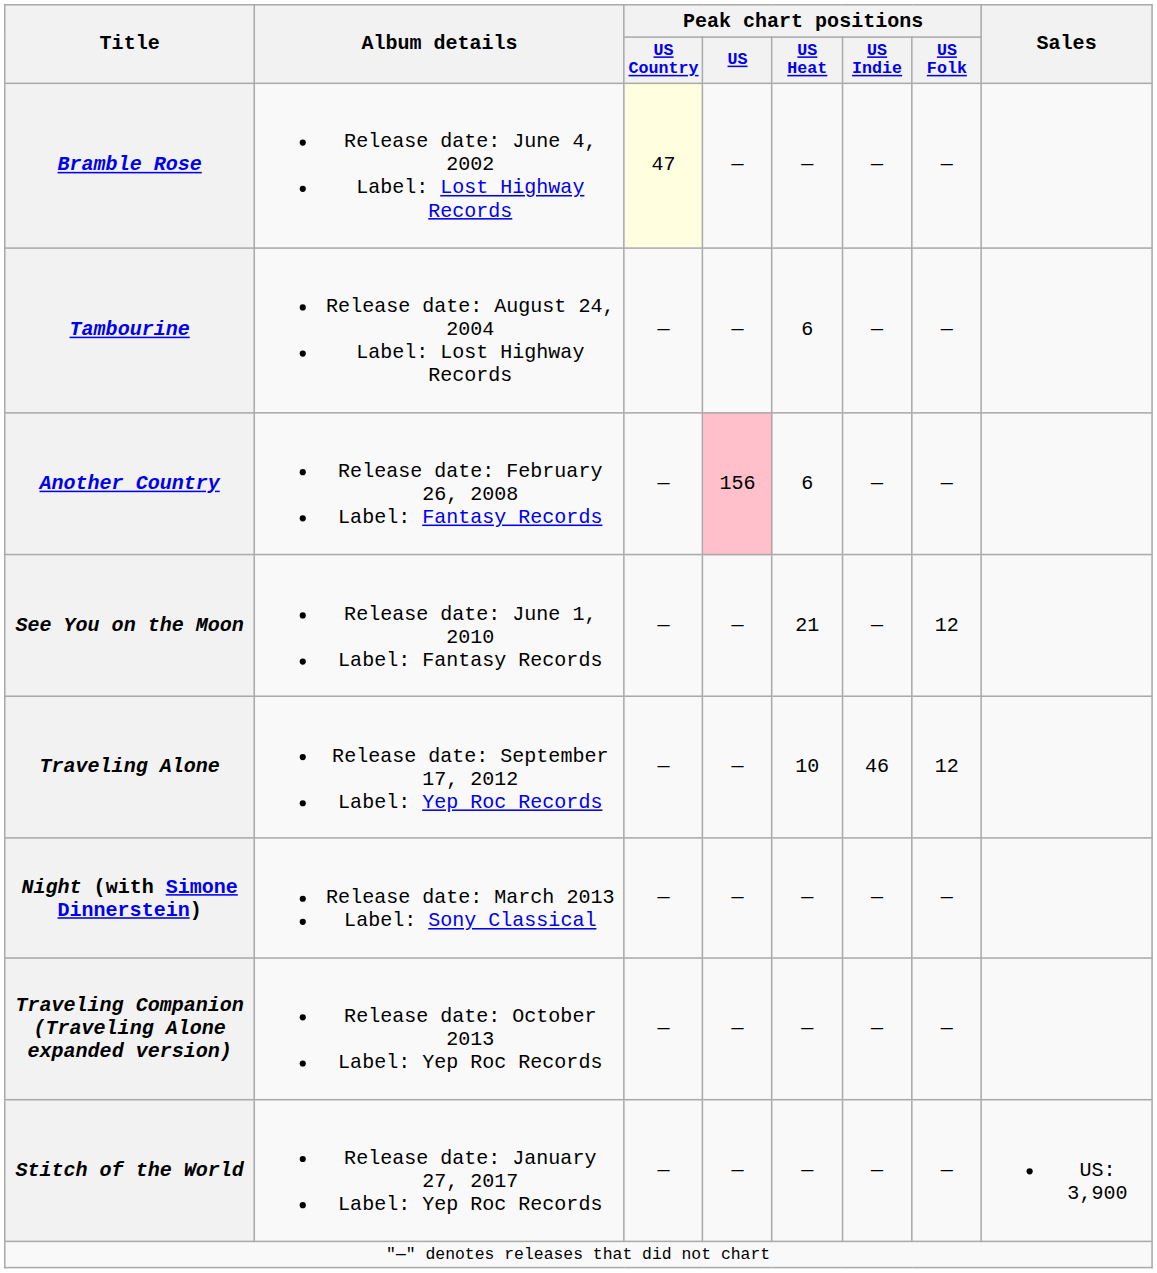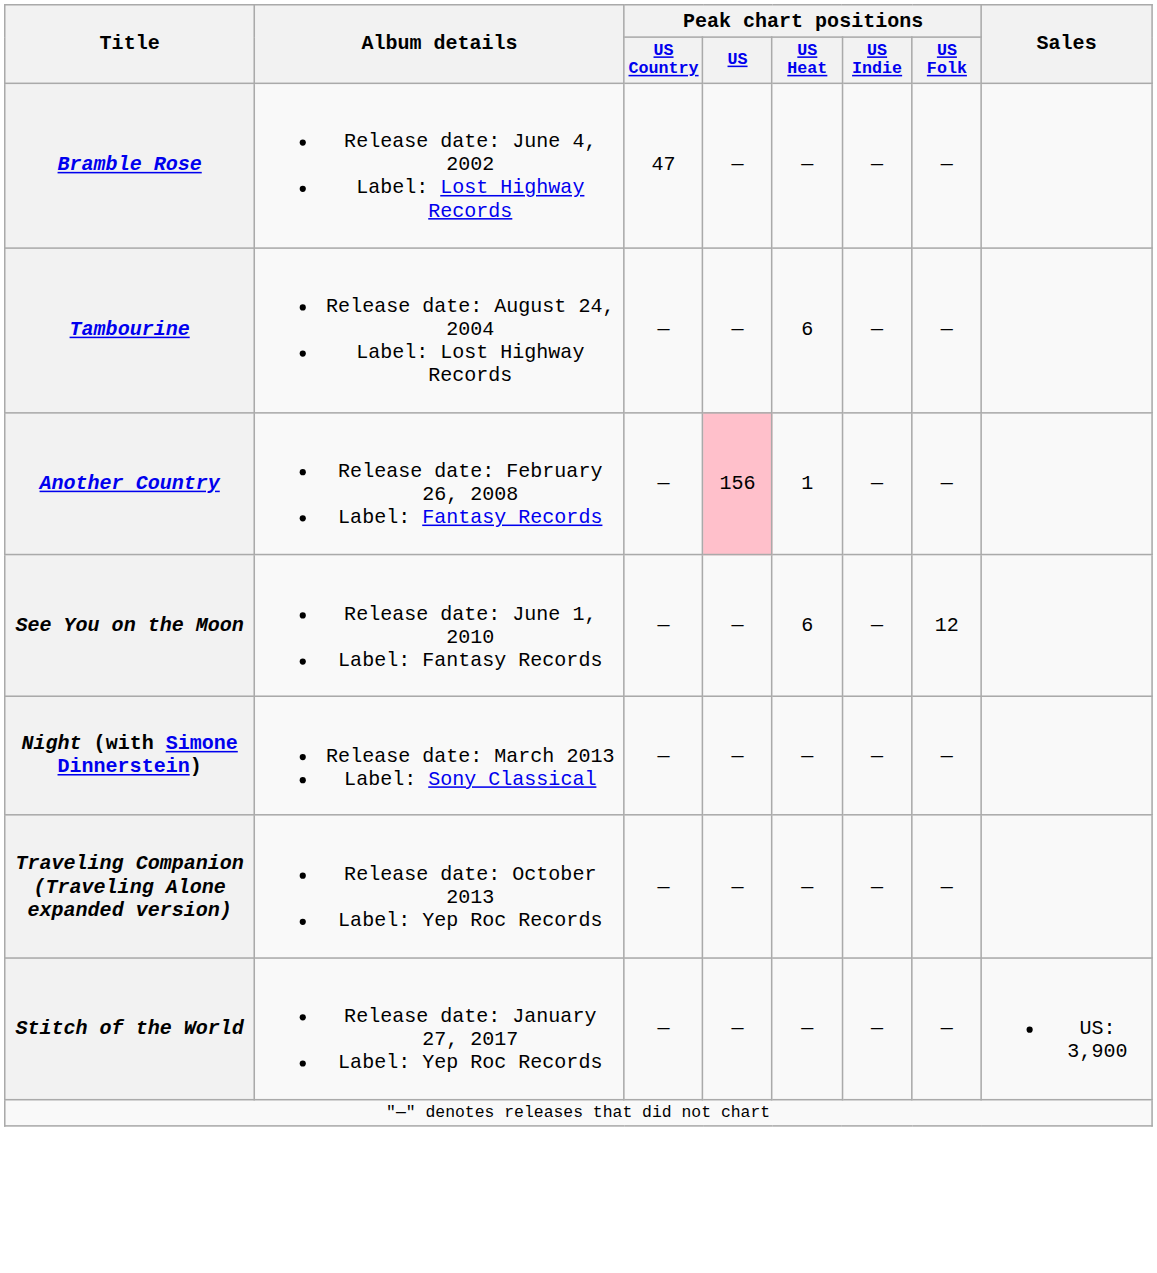(664, 165) lightyellow background -> (664, 165) no background
(807, 484) 6 -> (807, 484) 1
(807, 626) 21 -> (807, 626) 6
- row: (130, 768)
